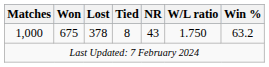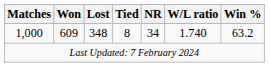(69, 33) 675 -> (69, 33) 609
(98, 33) 378 -> (98, 33) 348
(153, 33) 43 -> (153, 33) 34
(193, 33) 1.750 -> (193, 33) 1.740
